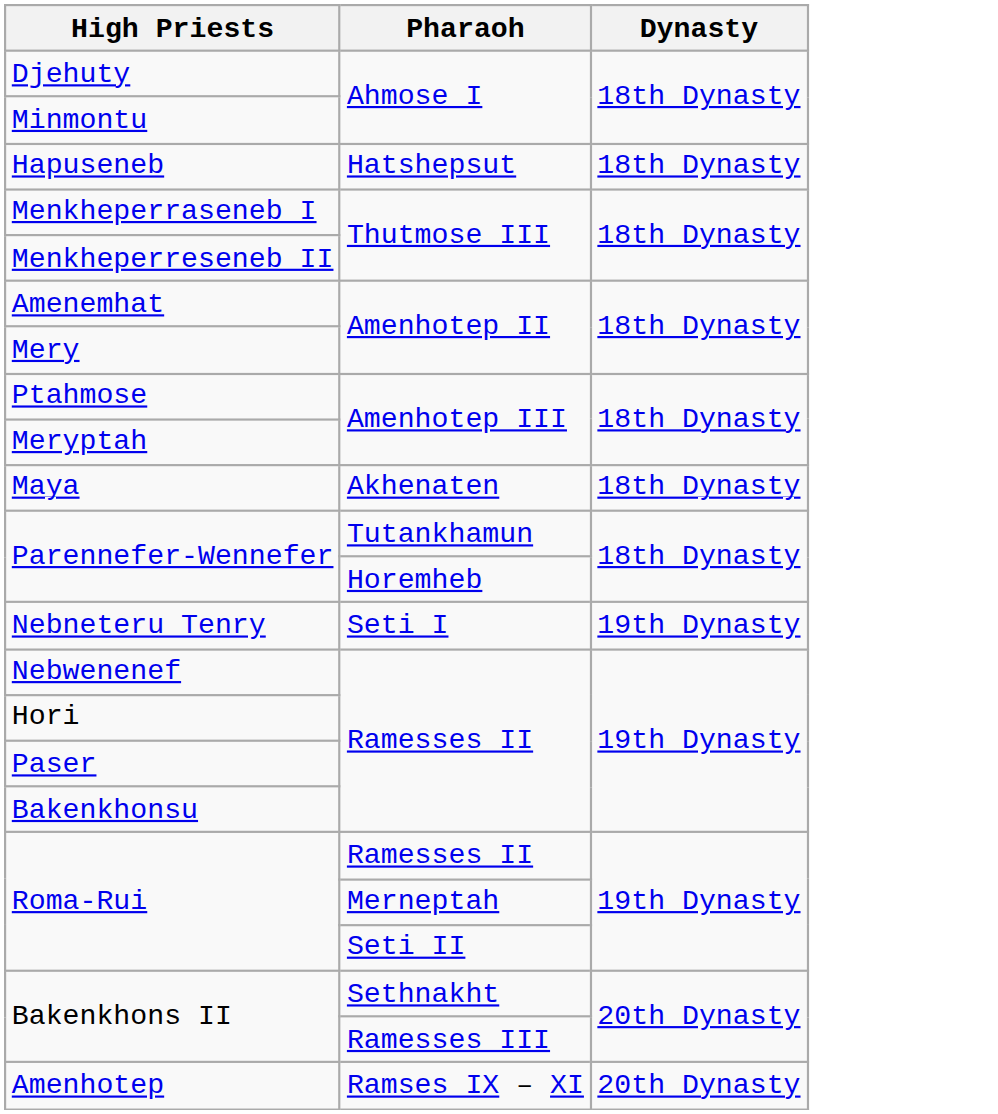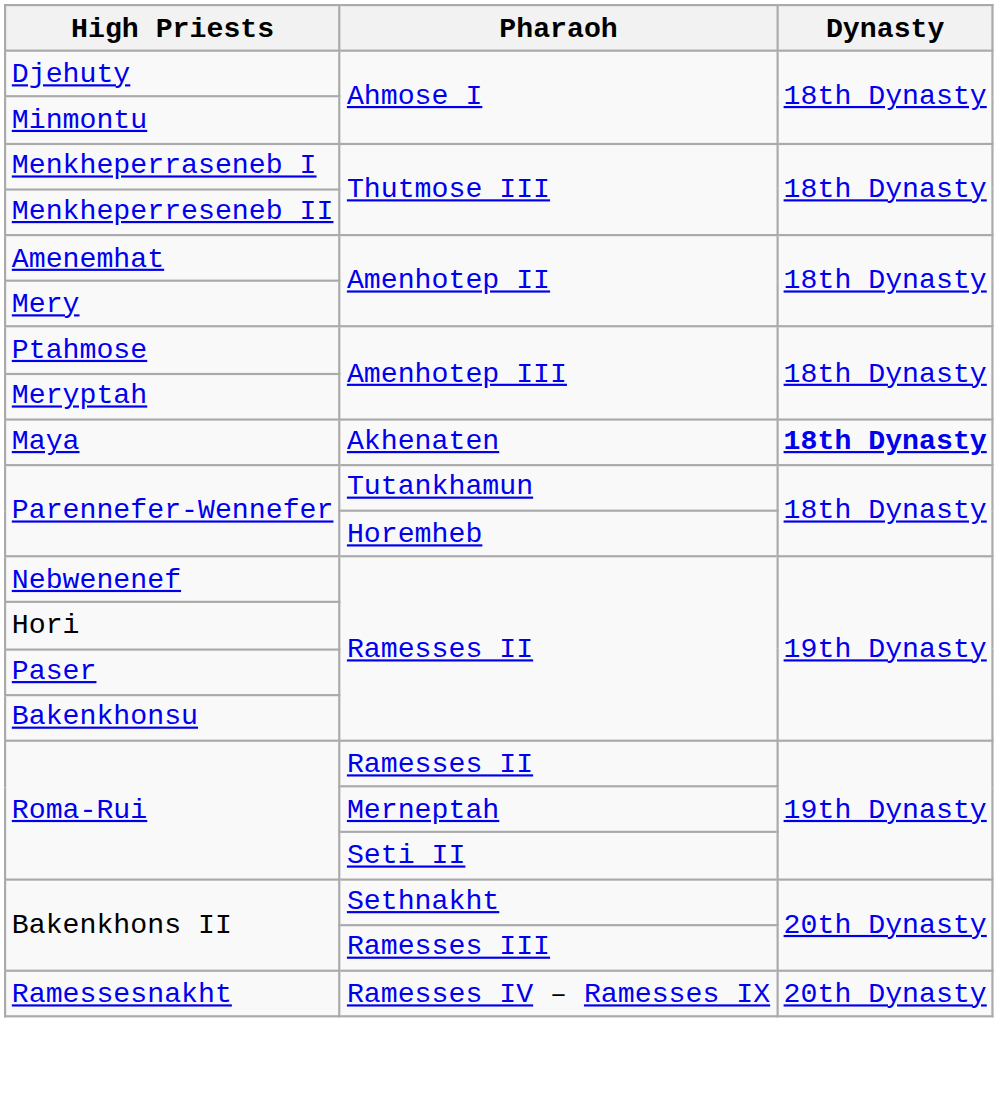- row: (88, 166)
(699, 488) normal -> (885, 442) bold
- row: (139, 626)
+ row: (122, 994)
- row: (88, 1086)
